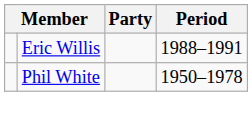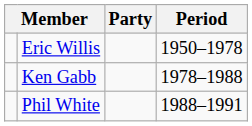(202, 47) 1988–1991 -> (202, 47) 1950–1978
+ row: (59, 76)
(202, 76) 1950–1978 -> (202, 105) 1988–1991
